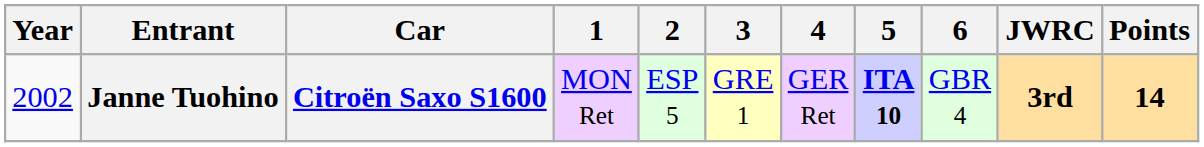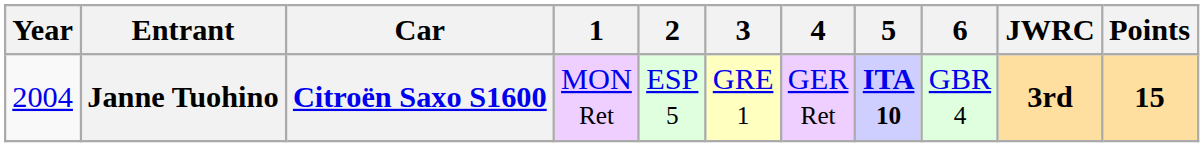(43, 96) 2002 -> (43, 96) 2004
(1150, 96) 14 -> (1150, 96) 15
